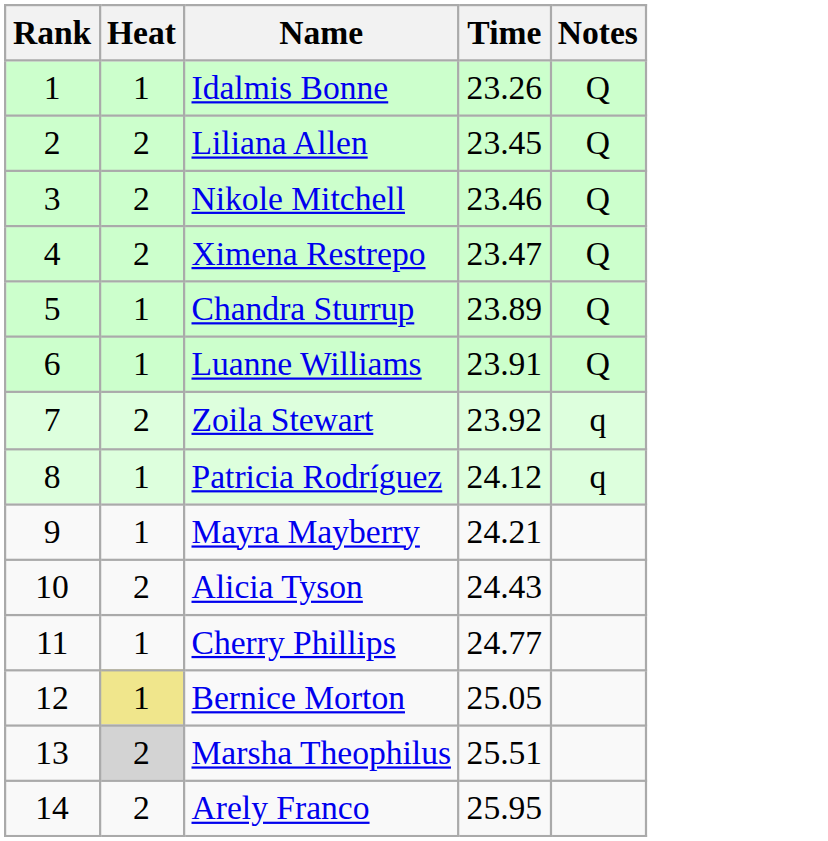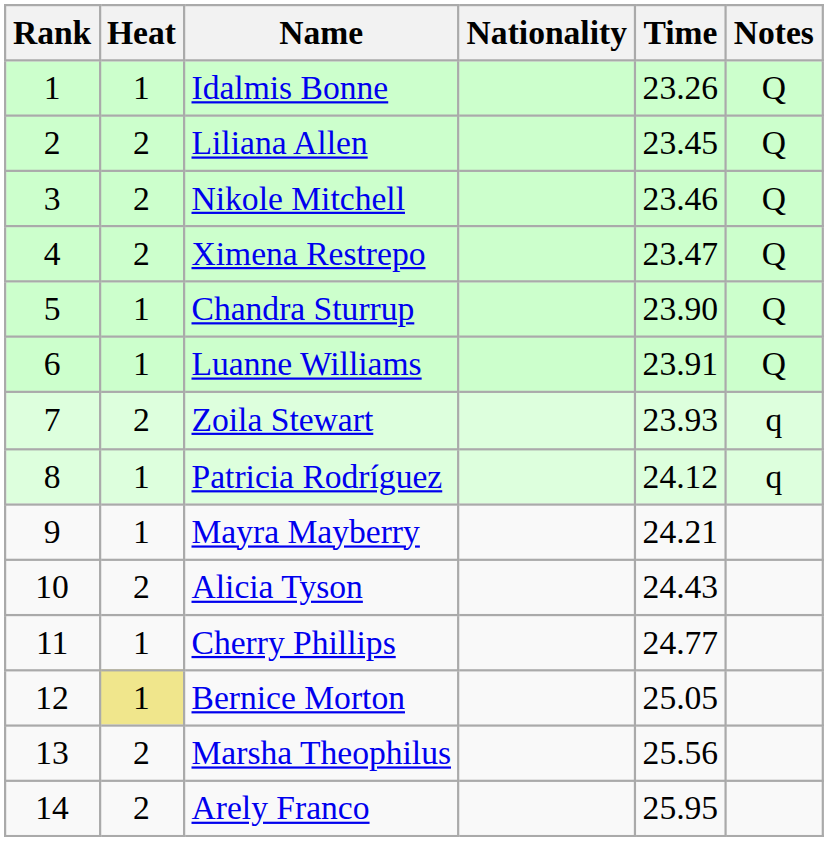+ column: (547, 32)
(504, 309) 23.89 -> (680, 309) 23.90
(504, 420) 23.92 -> (680, 420) 23.93
(141, 752) lightgrey background -> (141, 752) no background
(504, 752) 25.51 -> (680, 752) 25.56
